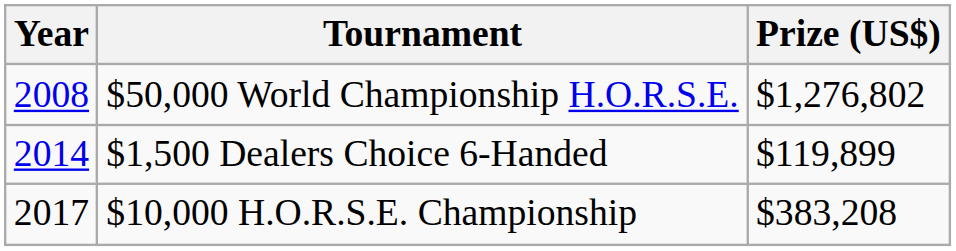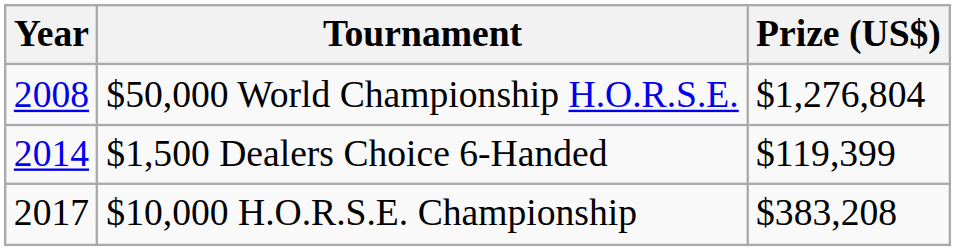(841, 93) $1,276,802 -> (841, 93) $1,276,804
(826, 153) $119,899 -> (826, 153) $119,399
